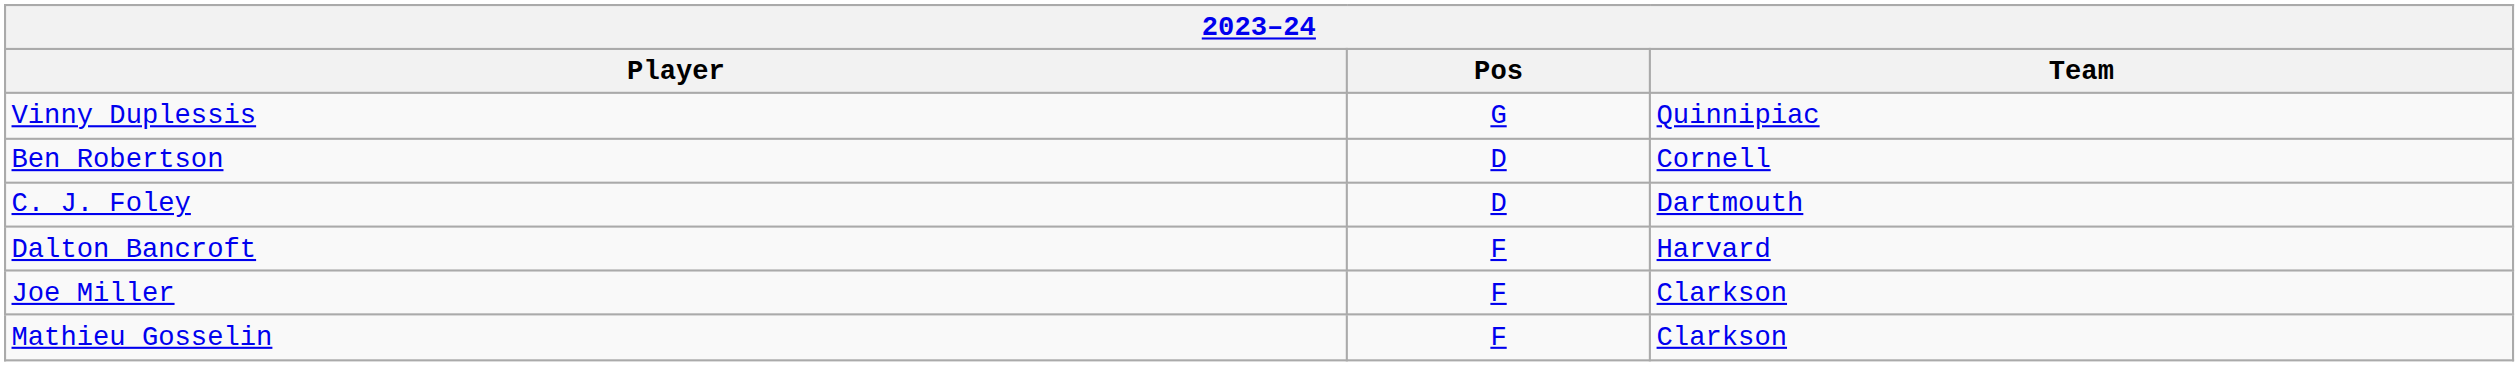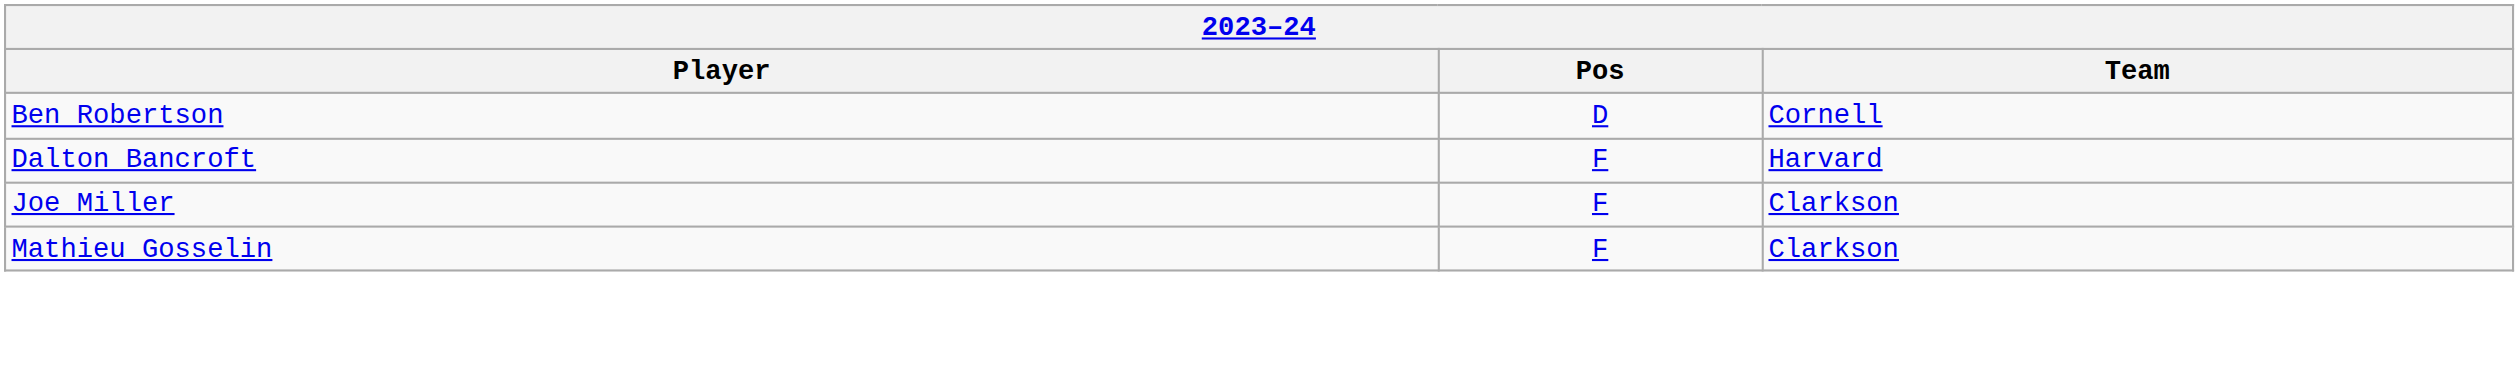- row: (134, 116)
- row: (101, 204)
